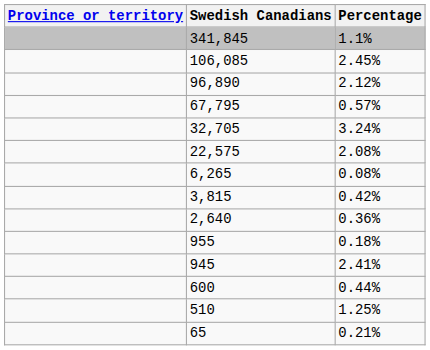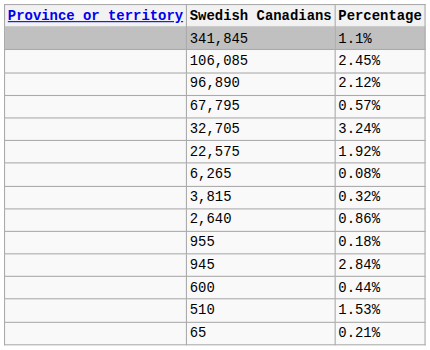(359, 152) 2.08% -> (359, 152) 1.92%
(359, 197) 0.42% -> (359, 197) 0.32%
(359, 220) 0.36% -> (359, 220) 0.86%
(359, 265) 2.41% -> (359, 265) 2.84%
(359, 311) 1.25% -> (359, 311) 1.53%
